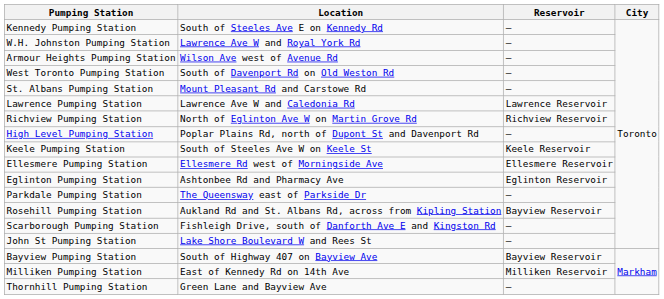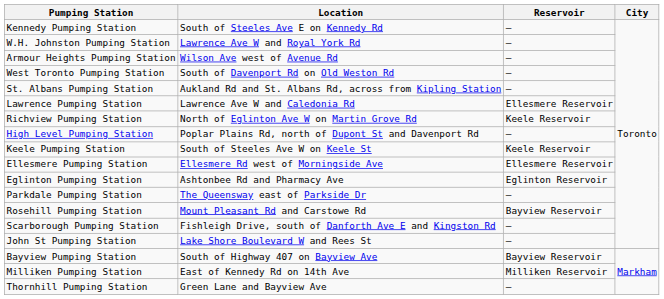(273, 88) Mount Pleasant Rd and Carstowe Rd -> (341, 88) Aukland Rd and St. Albans Rd, across from Kipling Station
(557, 104) Lawrence Reservoir -> (559, 104) Ellesmere Reservoir
(557, 119) Richview Reservoir -> (548, 119) Keele Reservoir
(341, 210) Aukland Rd and St. Albans Rd, across from Kipling Station -> (273, 210) Mount Pleasant Rd and Carstowe Rd
